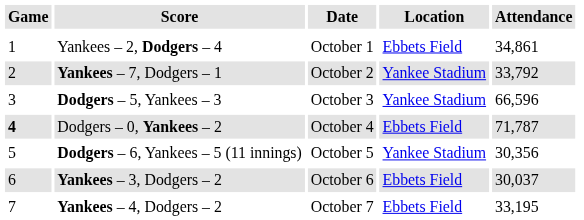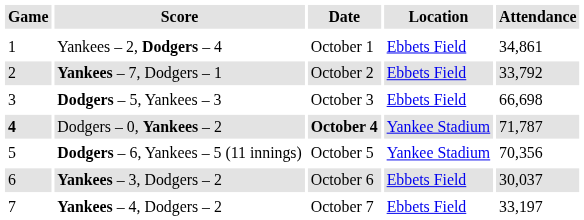(434, 73) Yankee Stadium -> (426, 73) Ebbets Field
(434, 100) Yankee Stadium -> (426, 100) Ebbets Field
(517, 100) 66,596 -> (521, 100) 66,698
(342, 126) normal -> (344, 126) bold
(422, 126) Ebbets Field -> (438, 126) Yankee Stadium
(517, 153) 30,356 -> (521, 153) 70,356
(517, 206) 33,195 -> (521, 206) 33,197
